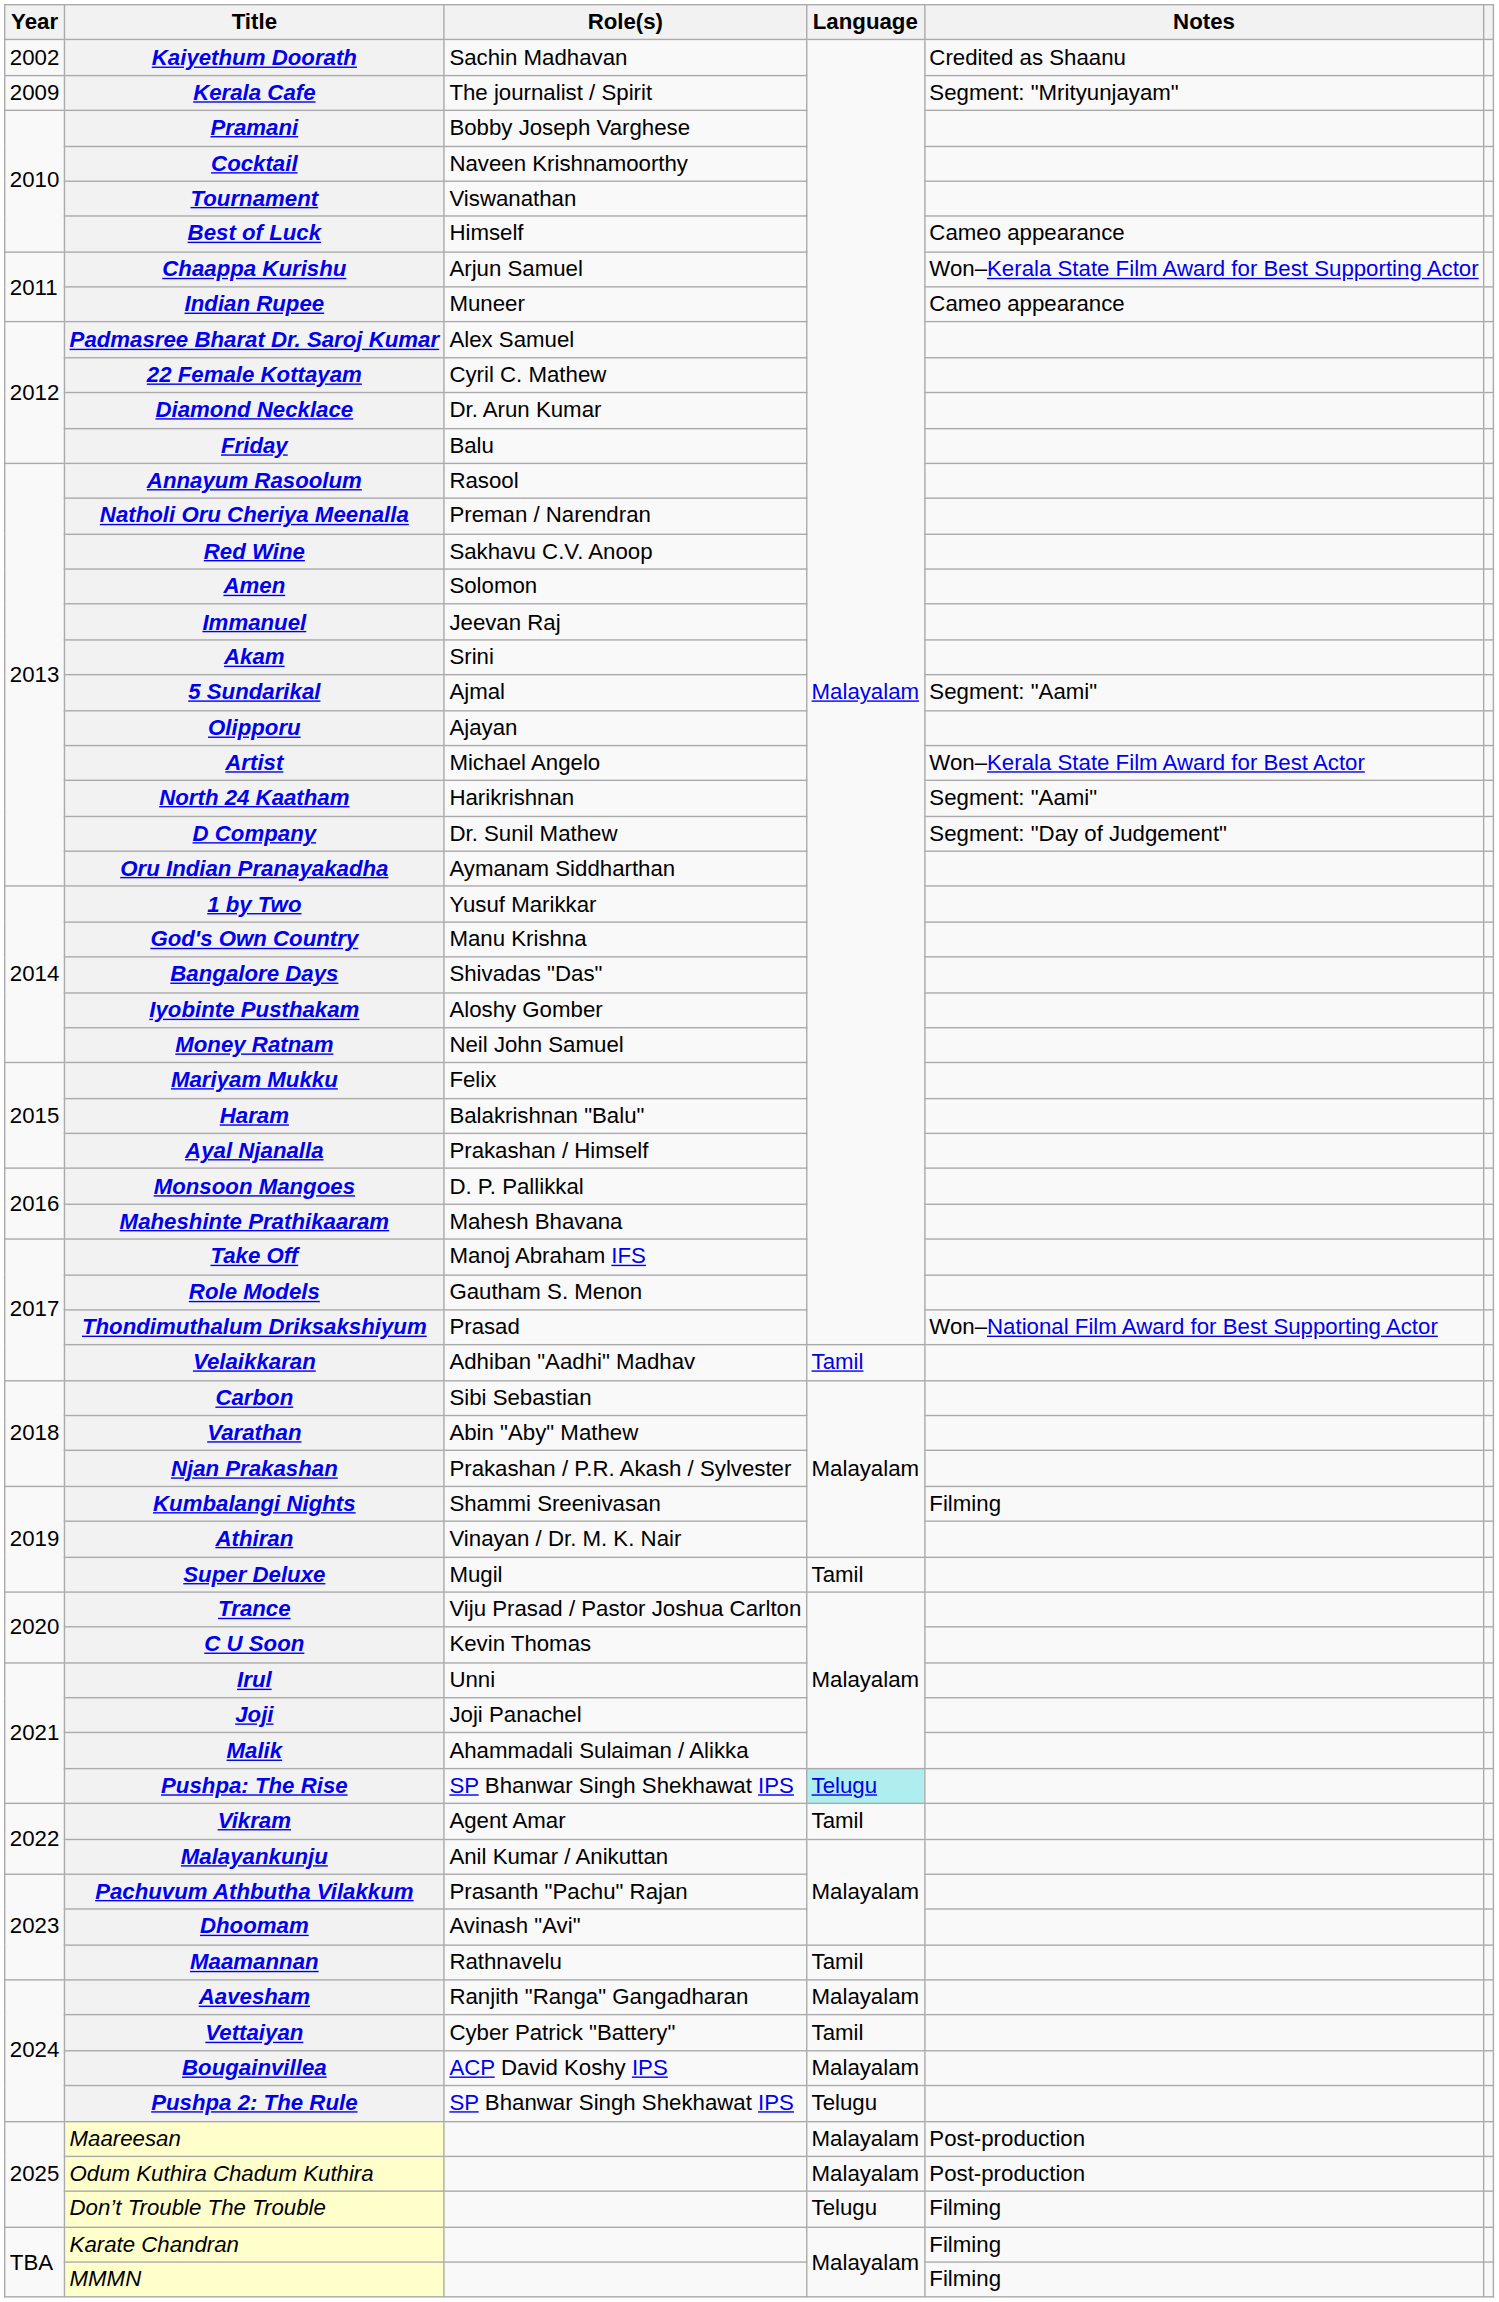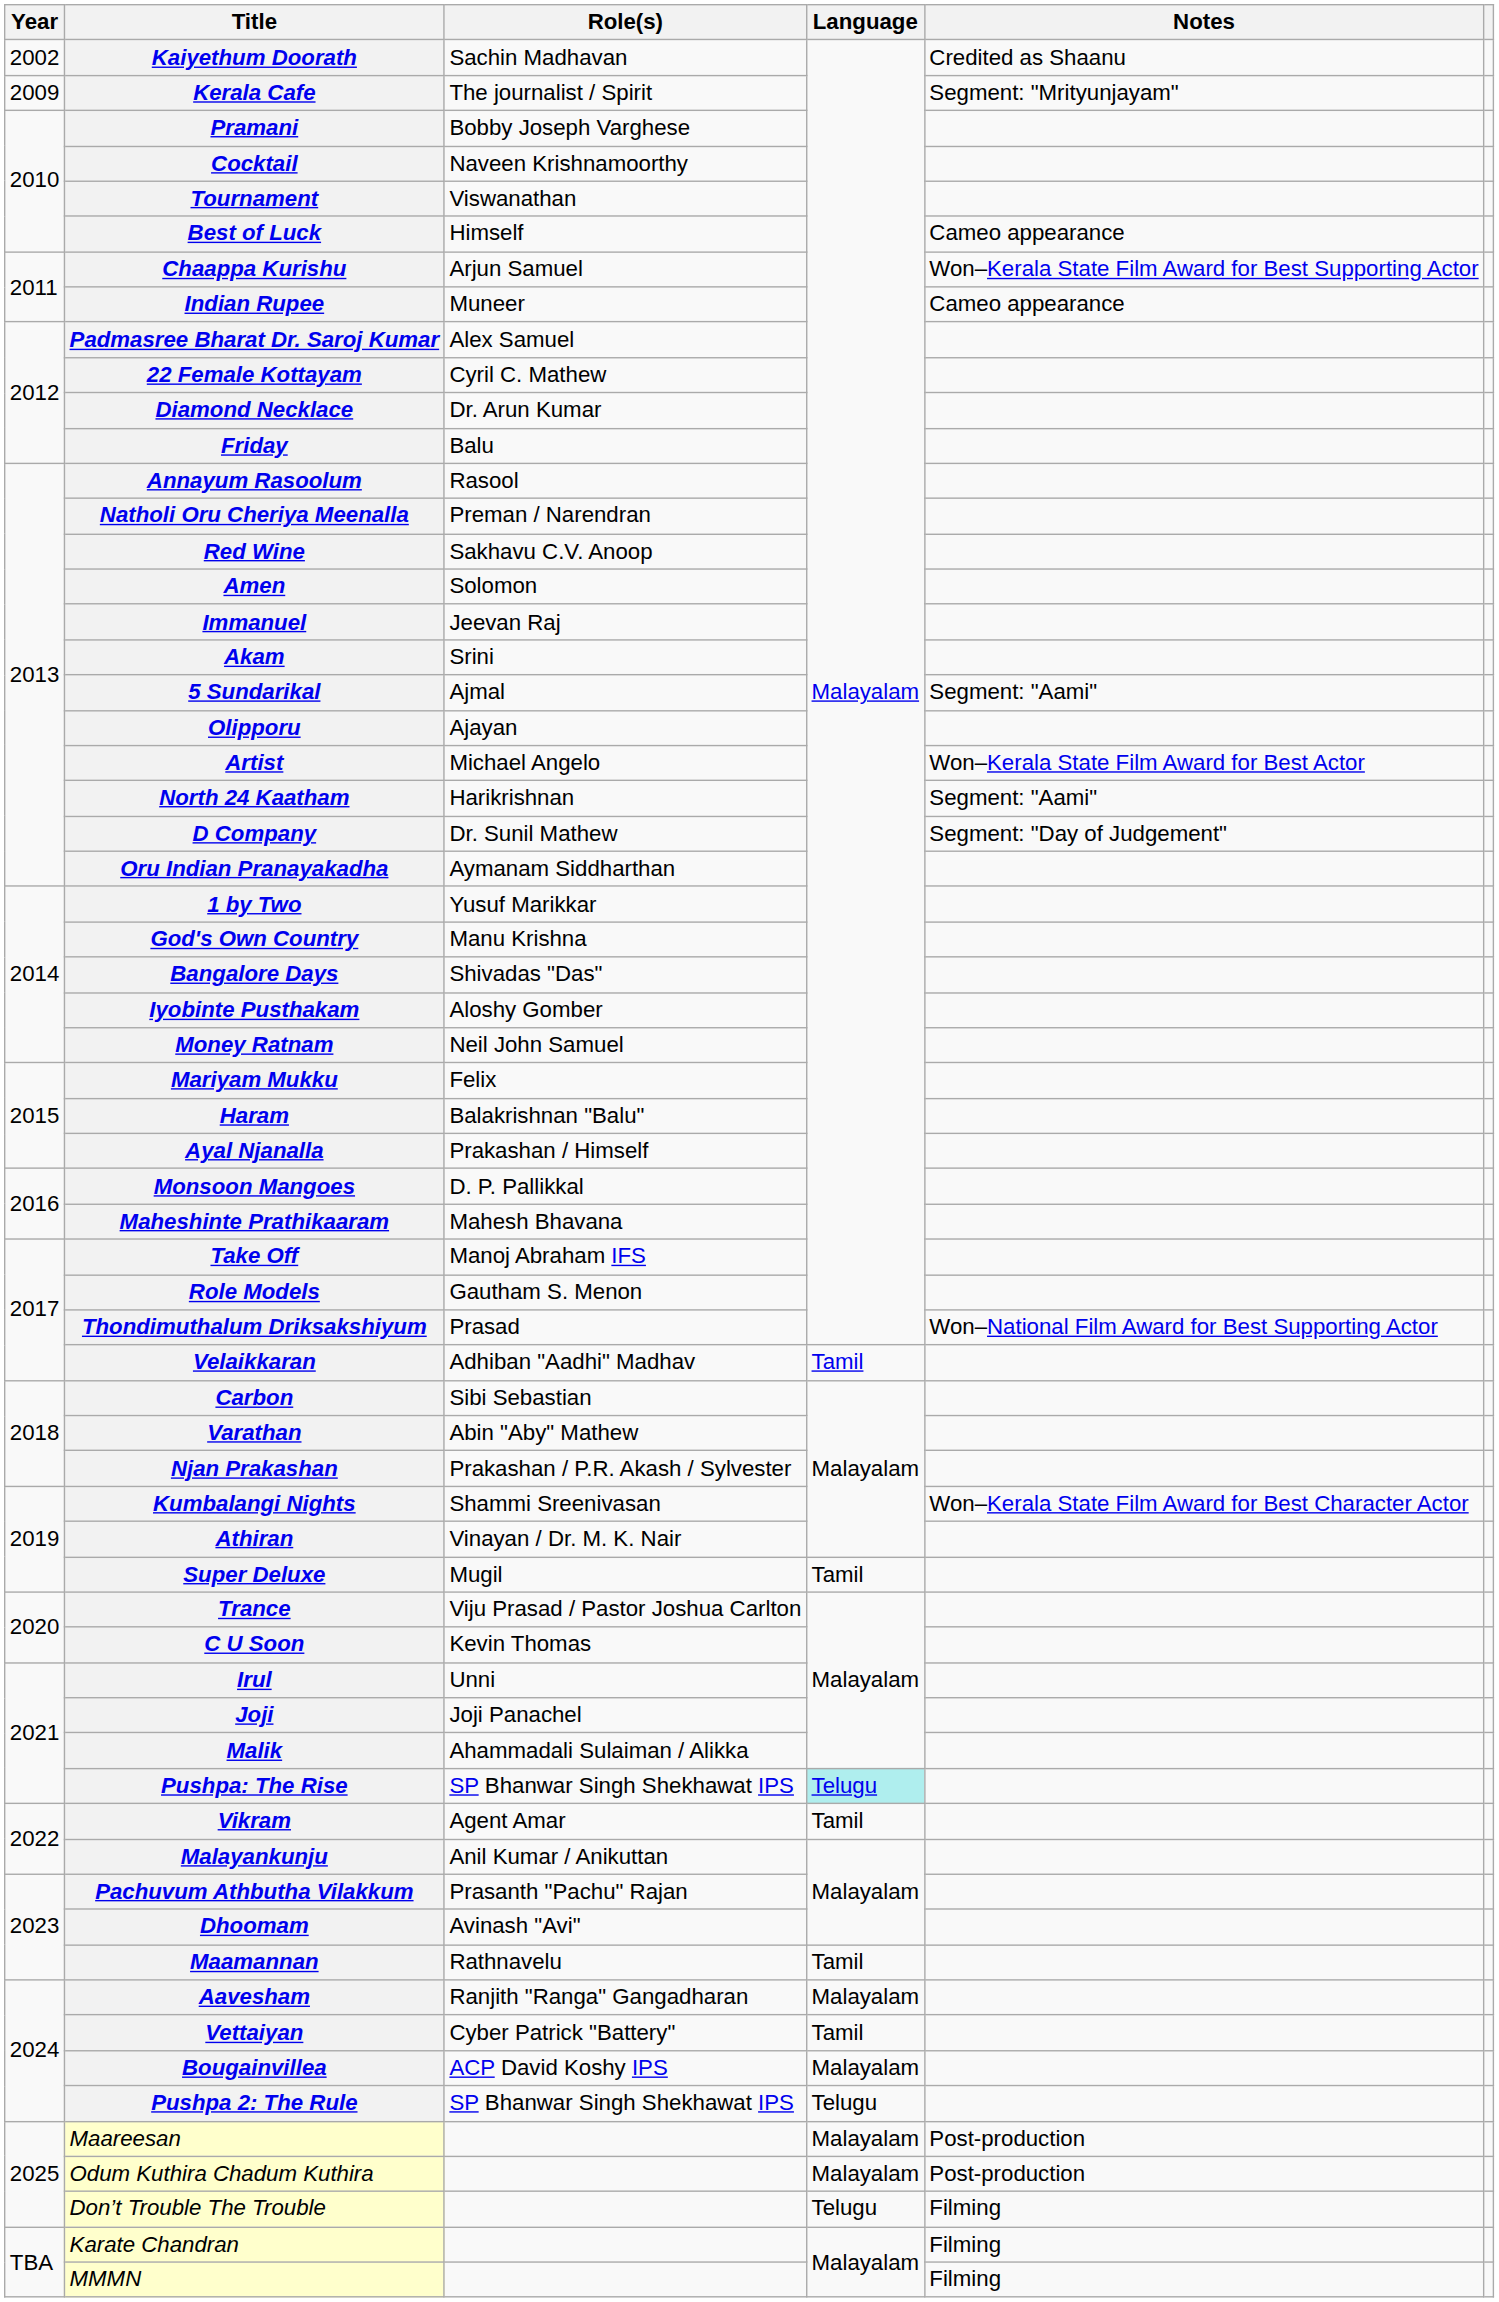(965, 1503) Filming -> (1199, 1503) Won–Kerala State Film Award for Best Character Actor
